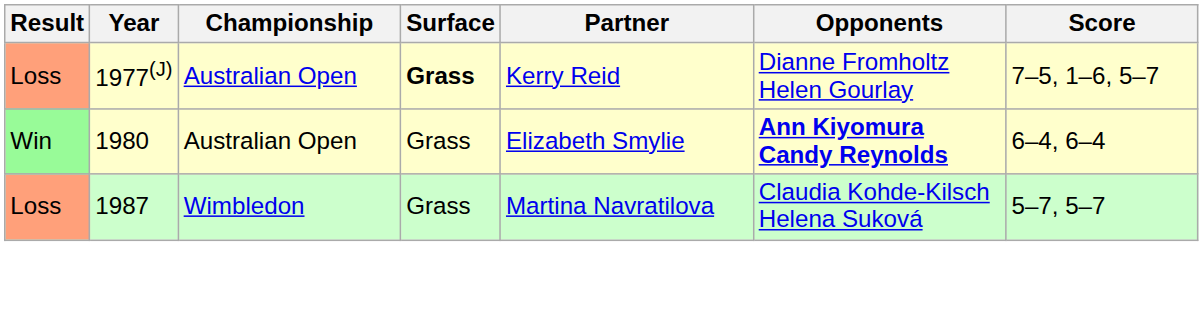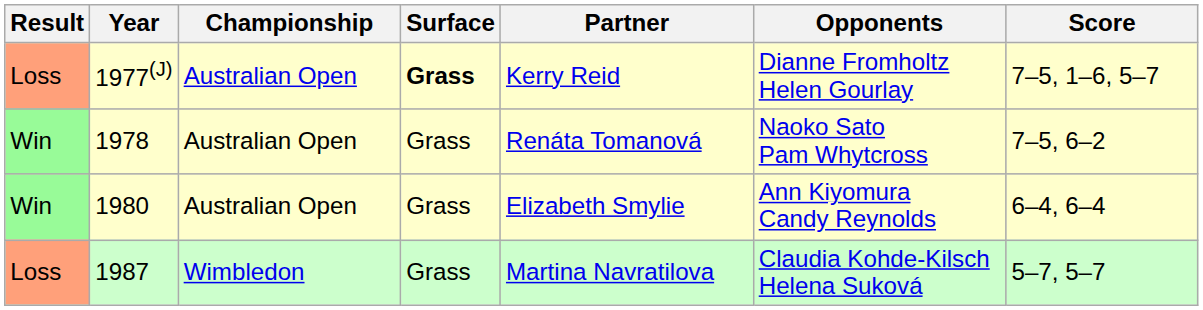+ row: (122, 141)
(853, 141) bold -> (847, 206) normal
